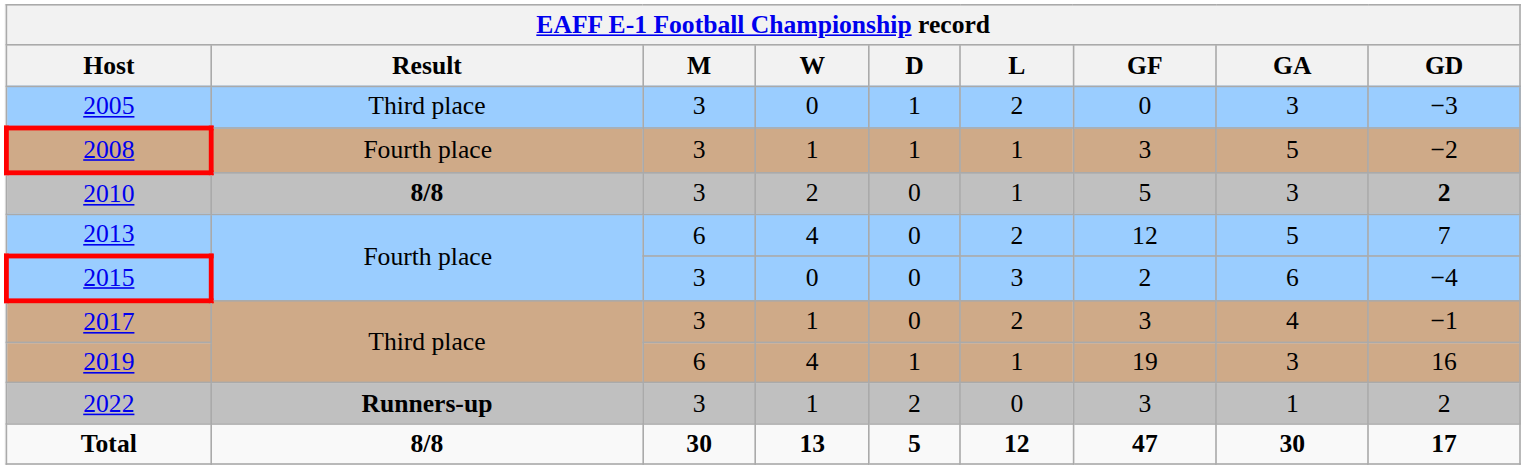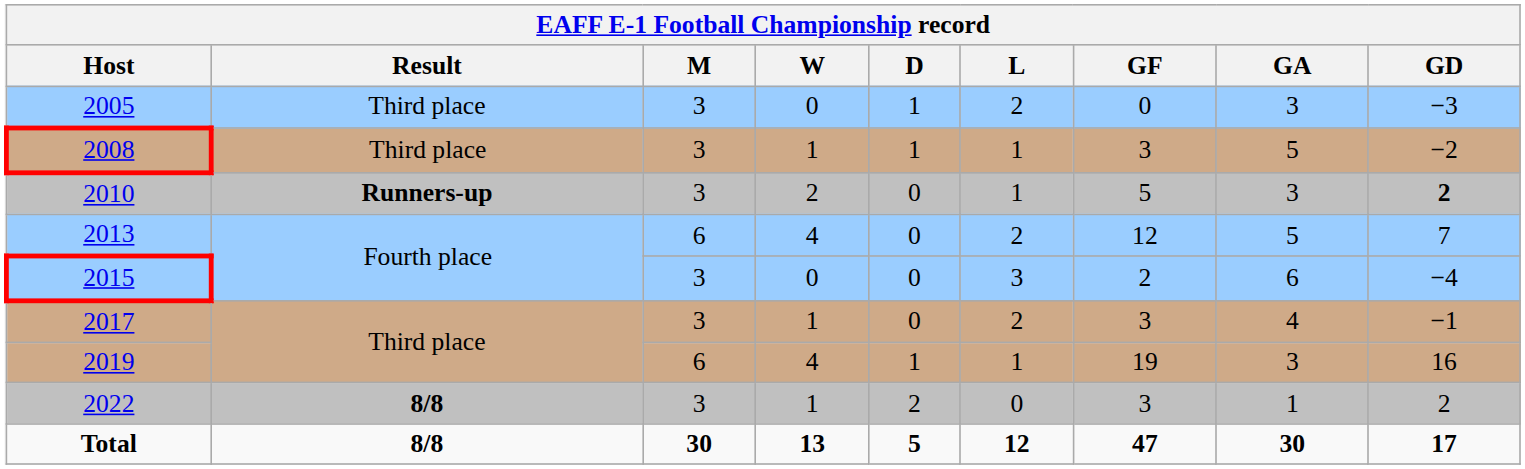(428, 149) Fourth place -> (428, 149) Third place
(427, 192) 8/8 -> (427, 192) Runners-up
(427, 402) Runners-up -> (427, 402) 8/8
